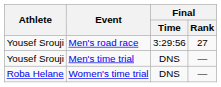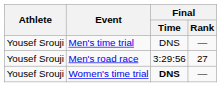rows swapped: (103, 43) <-> (101, 59)
(35, 74) Roba Helane -> (35, 74) Yousef Srouji
(169, 74) normal -> (169, 74) bold
